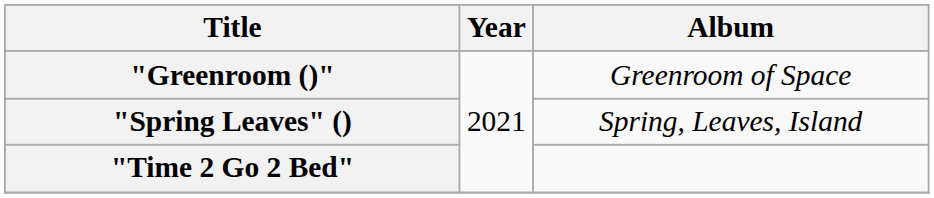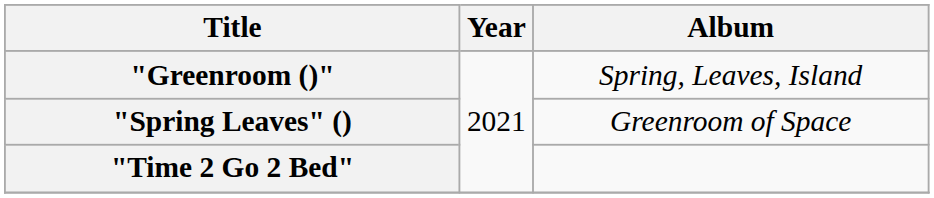(731, 74) Greenroom of Space -> (731, 74) Spring, Leaves, Island
(731, 121) Spring, Leaves, Island -> (731, 121) Greenroom of Space
